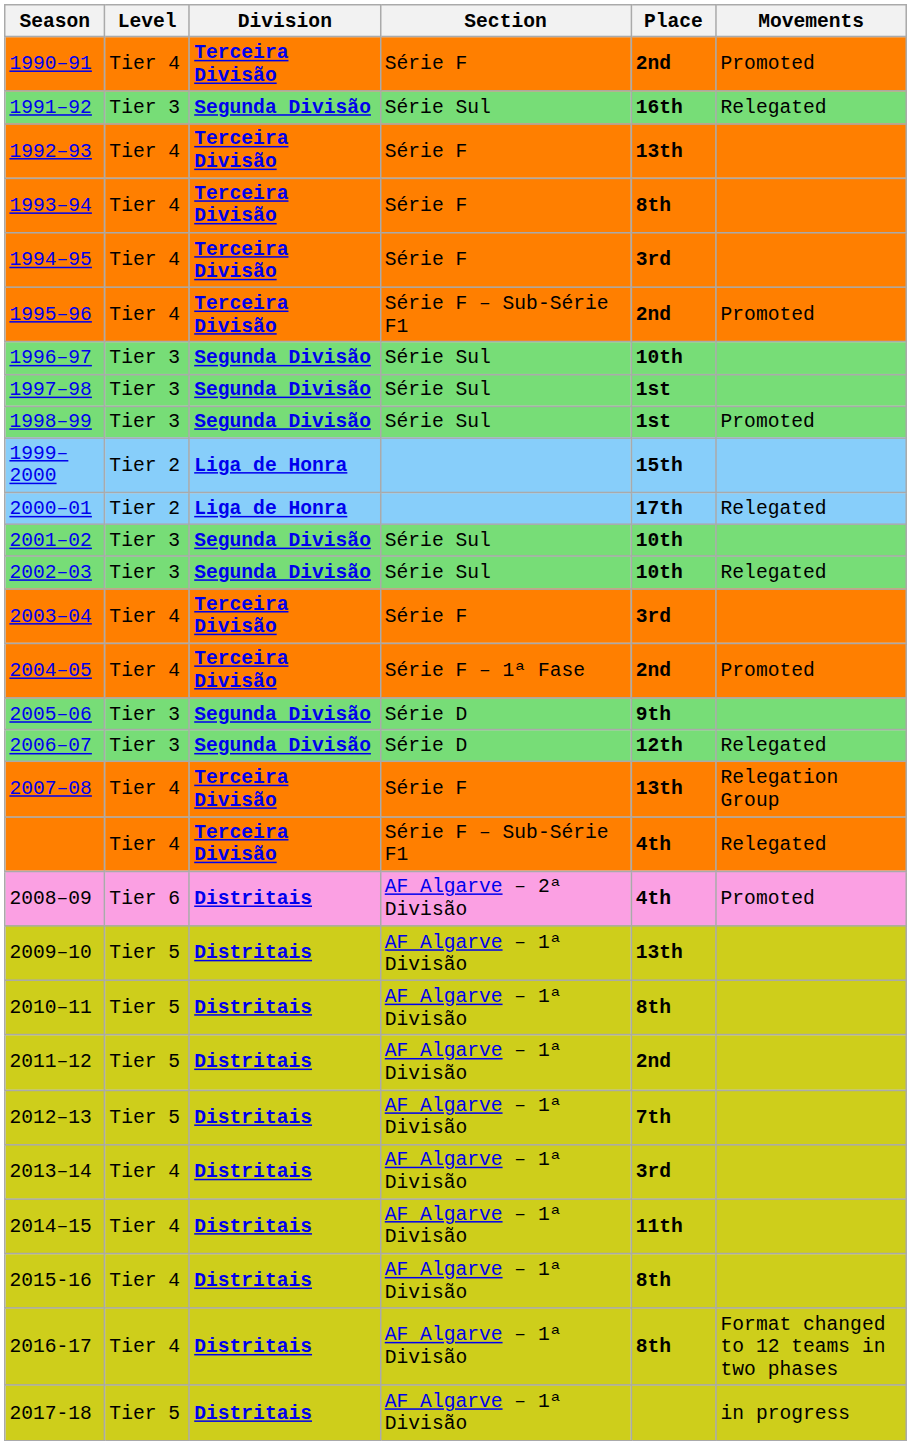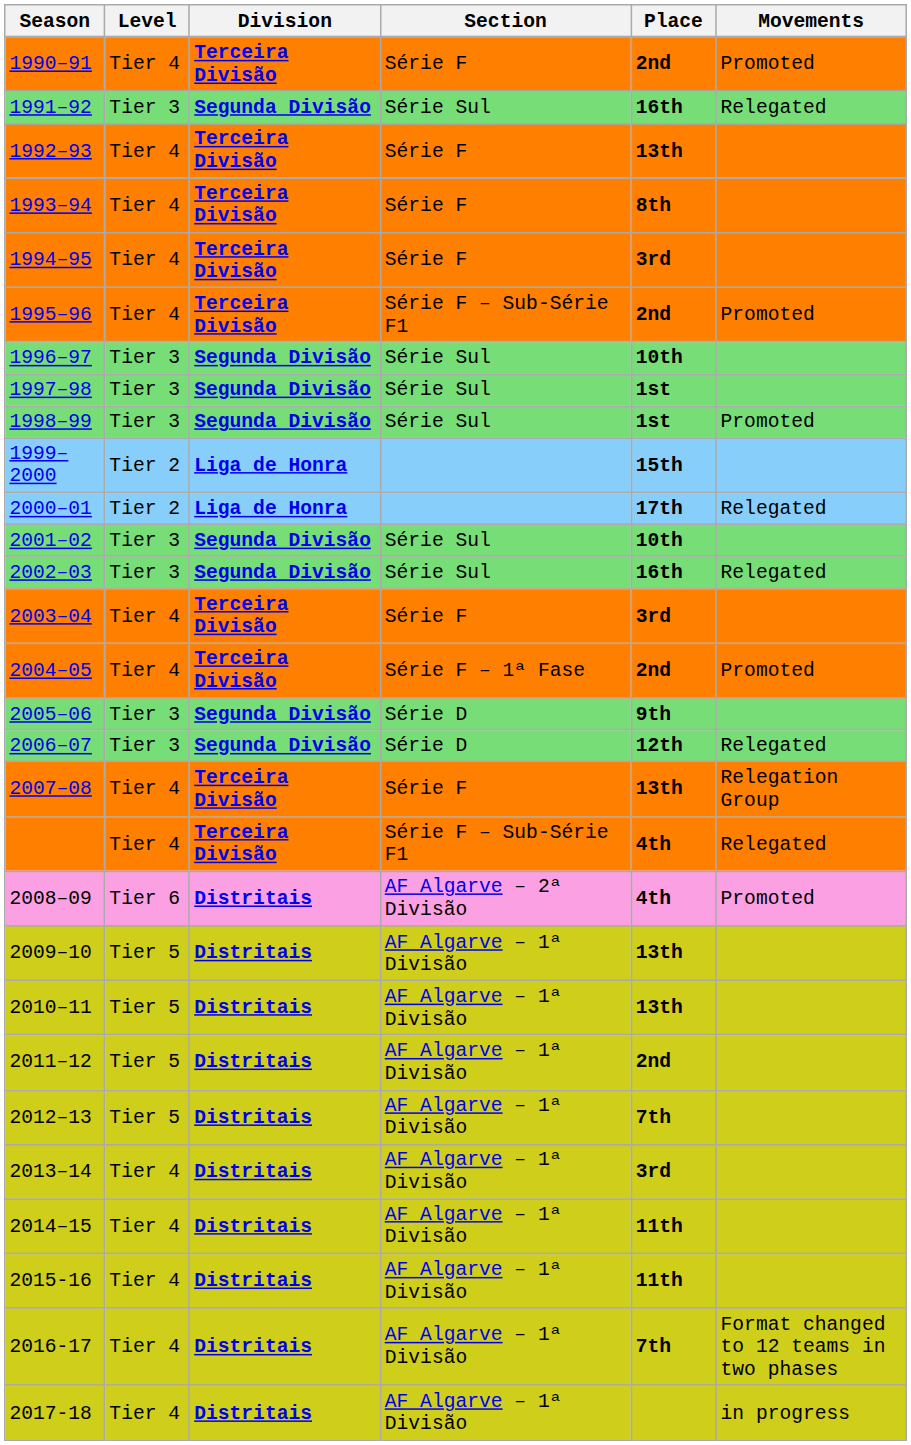(659, 573) 10th -> (659, 573) 16th
(653, 1008) 8th -> (659, 1008) 13th
(653, 1281) 8th -> (659, 1281) 11th
(653, 1347) 8th -> (653, 1347) 7th
(145, 1413) Tier 5 -> (145, 1413) Tier 4
